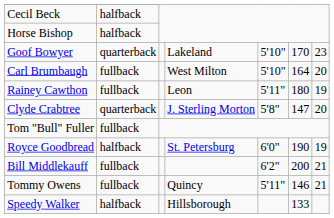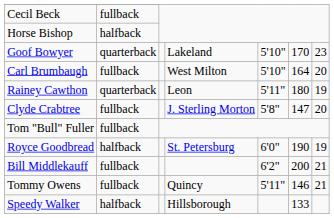(120, 14) halfback -> (119, 14) fullback
(119, 90) fullback -> (128, 90) quarterback
(128, 109) quarterback -> (119, 109) fullback
